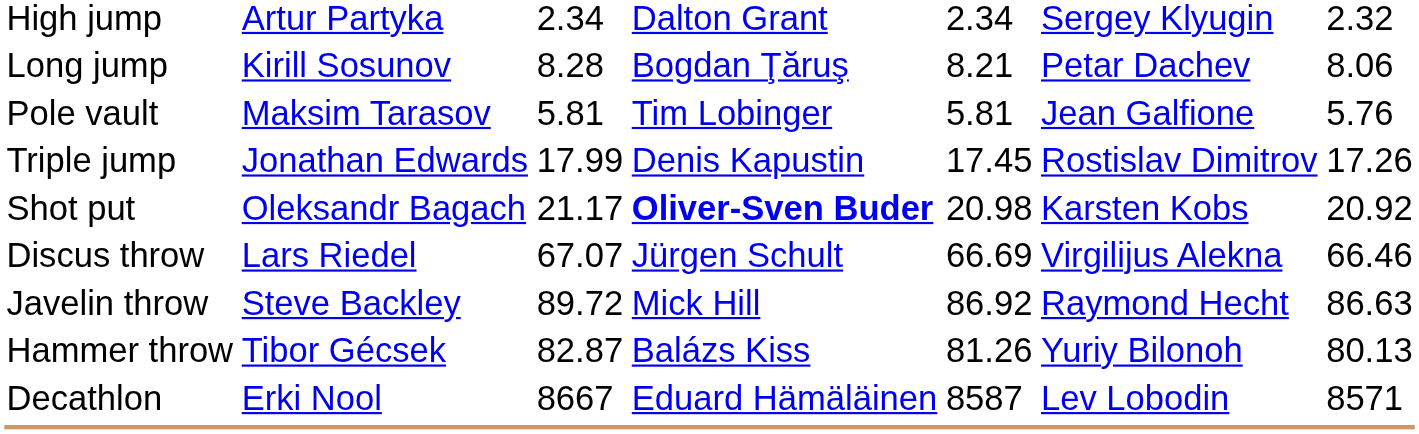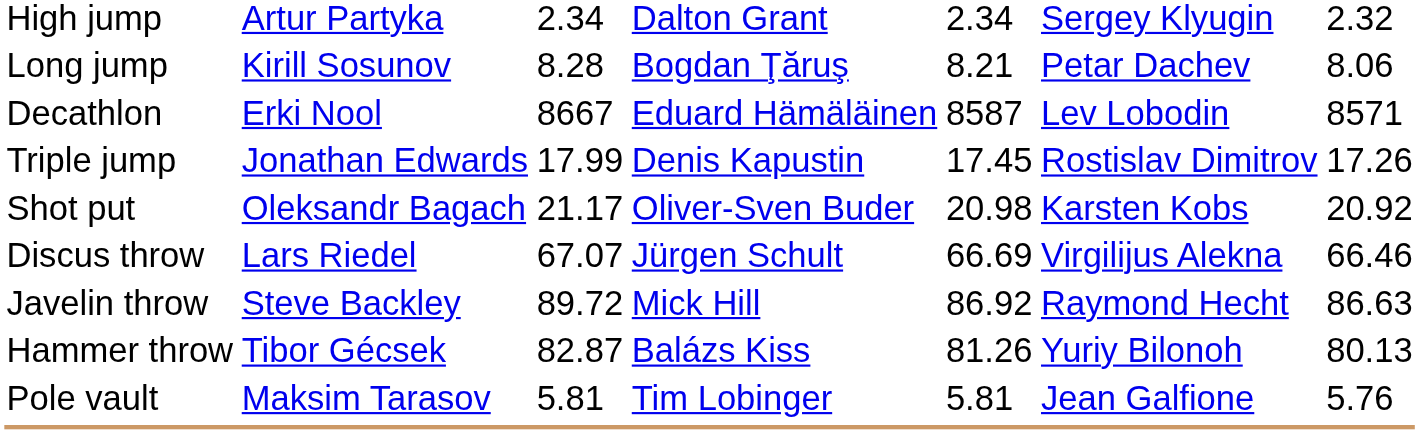rows swapped: (82, 113) <-> (84, 398)
(783, 208) bold -> (773, 208) normal
